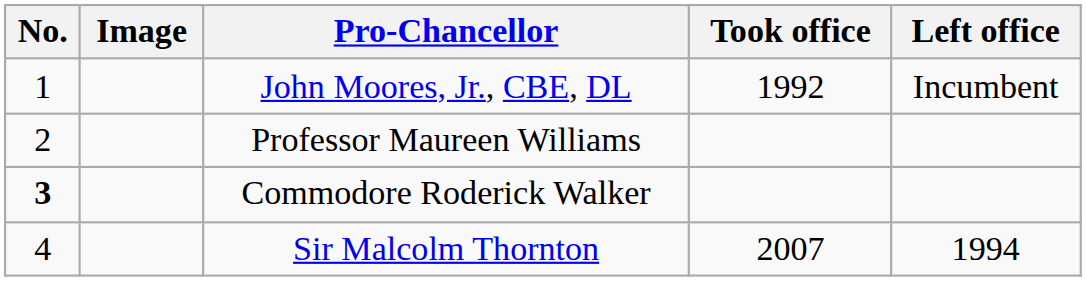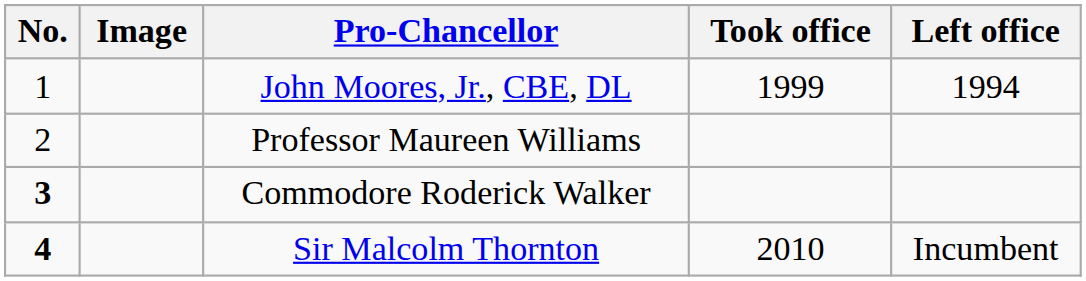(791, 85) 1992 -> (791, 85) 1999
(986, 85) Incumbent -> (986, 85) 1994
(43, 247) normal -> (43, 247) bold
(791, 247) 2007 -> (791, 247) 2010
(986, 247) 1994 -> (986, 247) Incumbent
